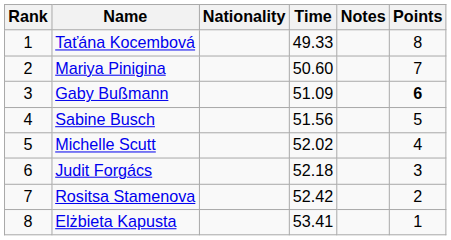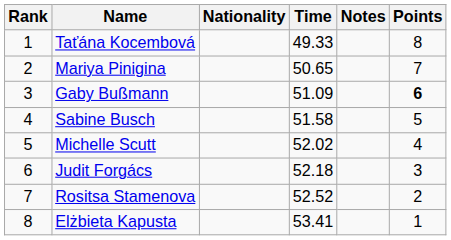(313, 68) 50.60 -> (313, 68) 50.65
(313, 119) 51.56 -> (313, 119) 51.58
(313, 196) 52.42 -> (313, 196) 52.52
